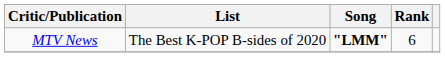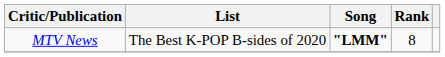(412, 39) 6 -> (412, 39) 8
